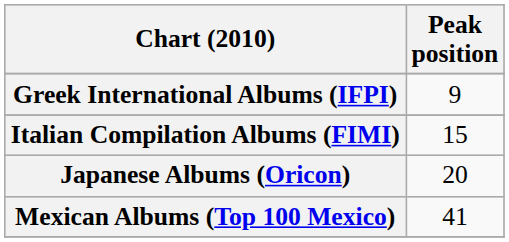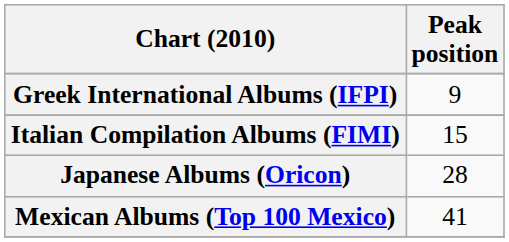(455, 175) 20 -> (455, 175) 28
